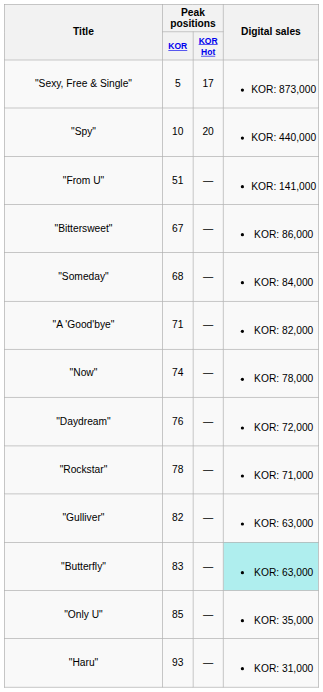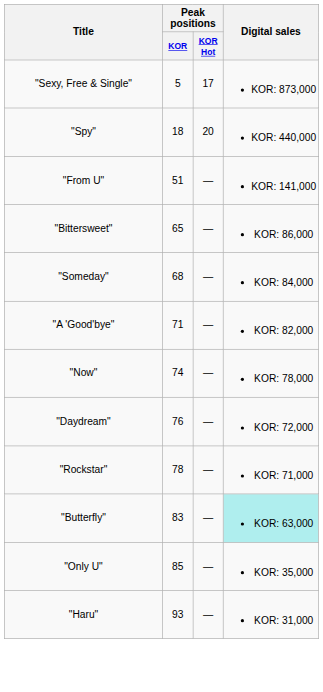(178, 132) 10 -> (178, 132) 18
(178, 228) 67 -> (178, 228) 65
- row: (83, 518)
